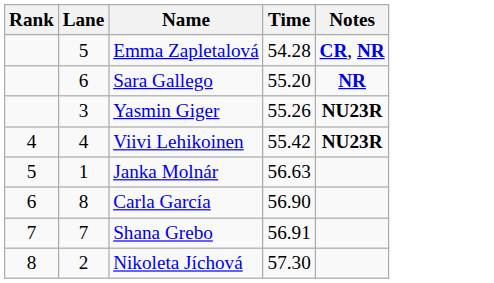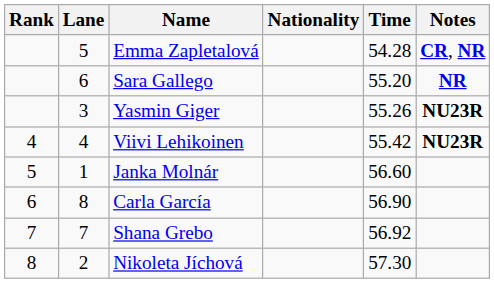+ column: (313, 19)
(289, 171) 56.63 -> (390, 171) 56.60
(289, 232) 56.91 -> (390, 232) 56.92
